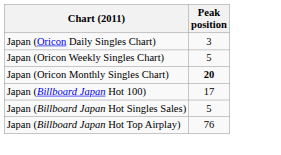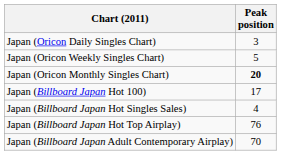(209, 108) 5 -> (256, 108) 4
+ row: (120, 141)
